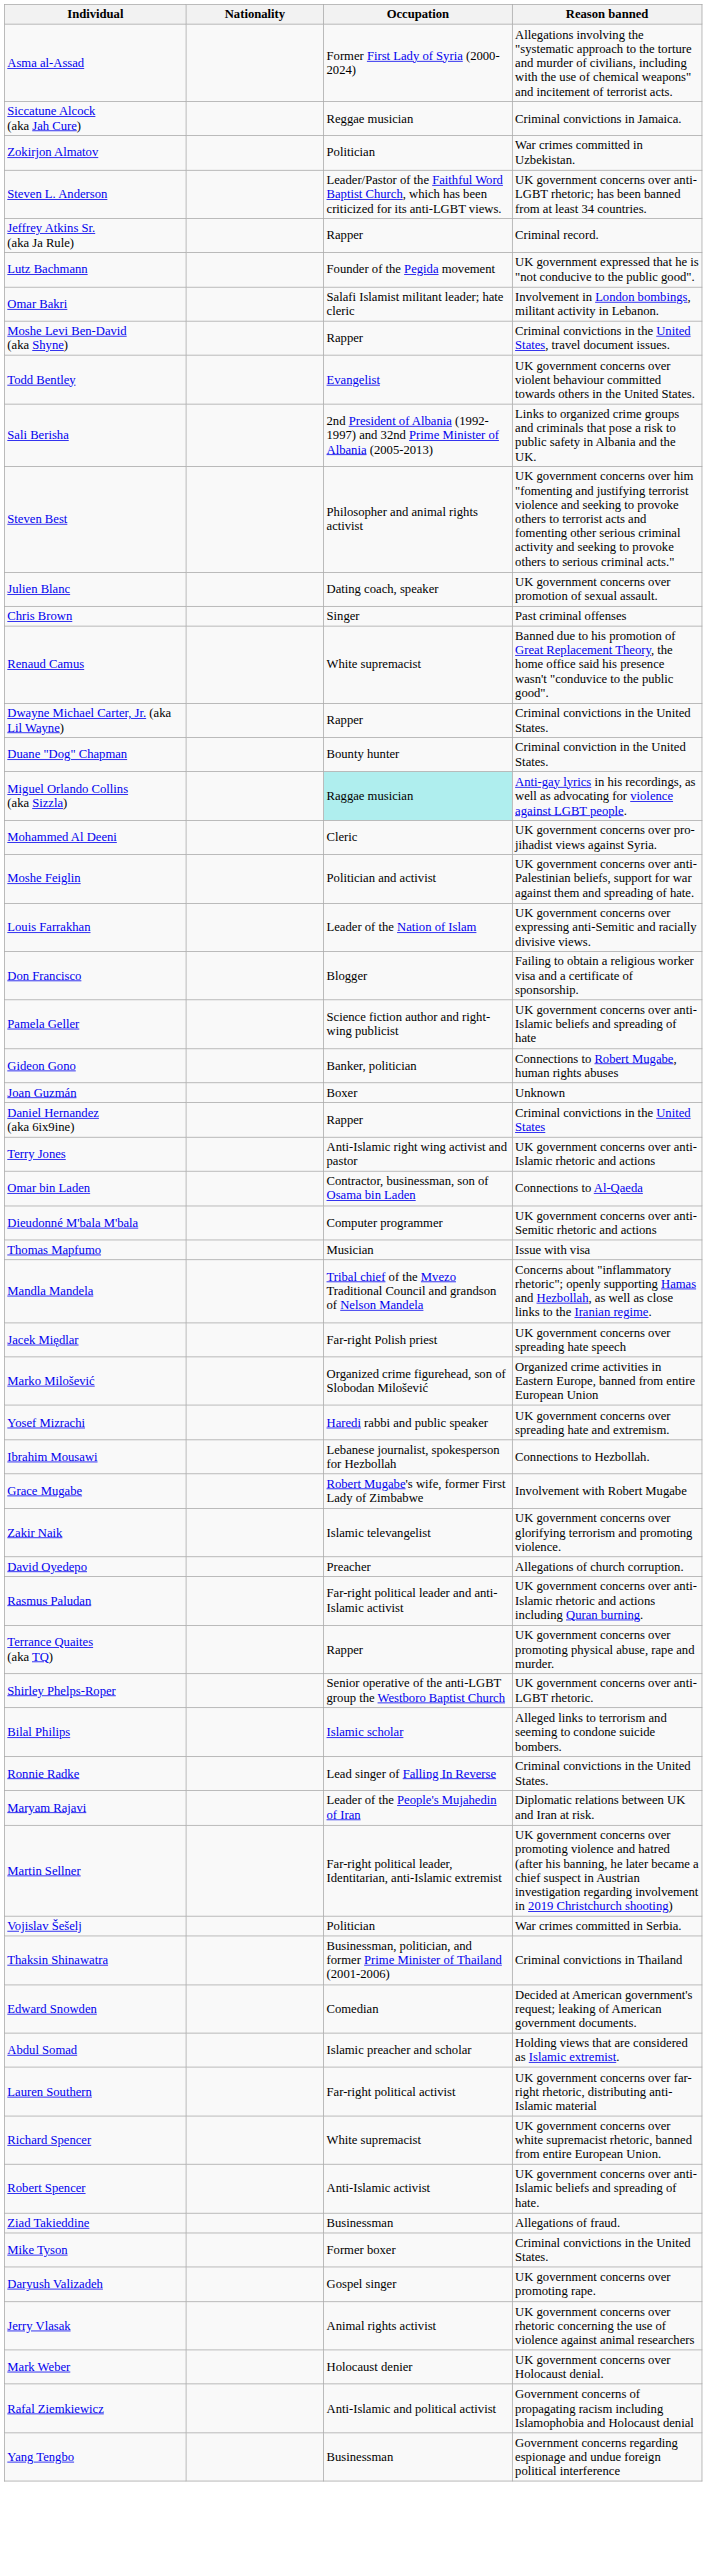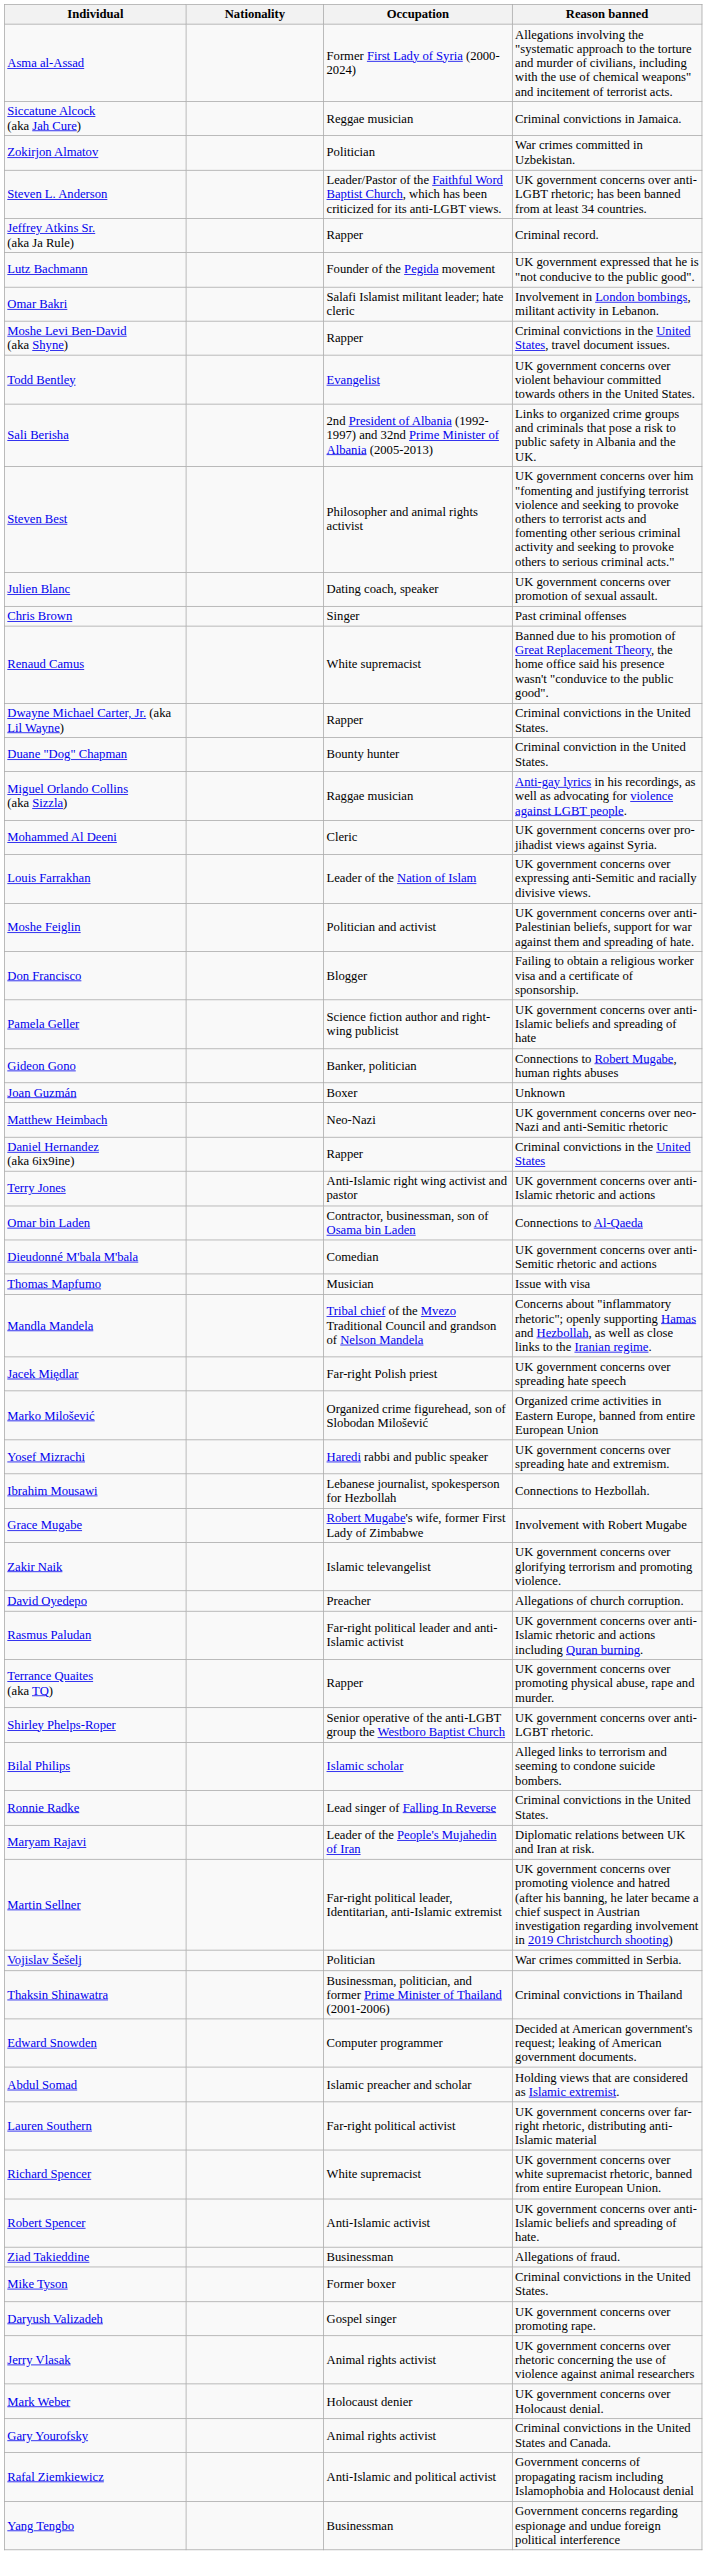(370, 796) paleturquoise background -> (370, 796) no background
rows swapped: (49, 927) <-> (44, 878)
+ row: (57, 1120)
(385, 1222) Computer programmer -> (353, 1257) Comedian
(353, 2008) Comedian -> (385, 2043) Computer programmer
+ row: (48, 2435)
